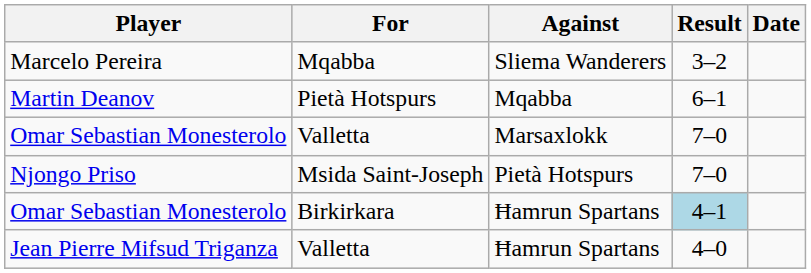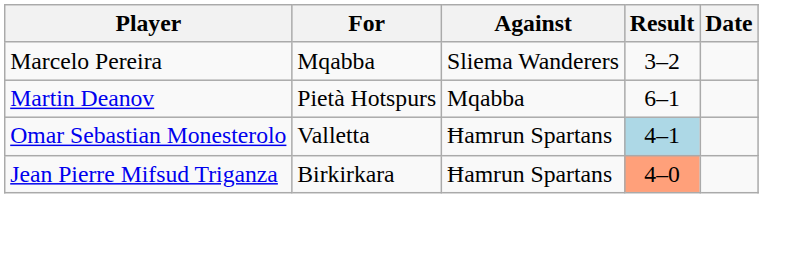- row: (148, 135)
- row: (73, 173)
(346, 211) Birkirkara -> (333, 135) Valletta
(333, 248) Valletta -> (346, 173) Birkirkara
(709, 248) no background -> (662, 173) lightsalmon background
